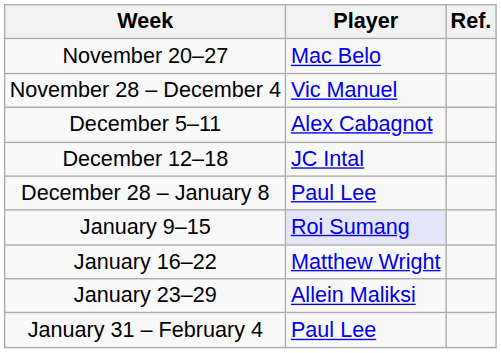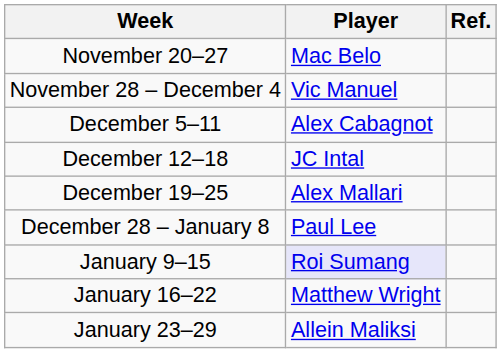+ row: (145, 192)
- row: (145, 329)
